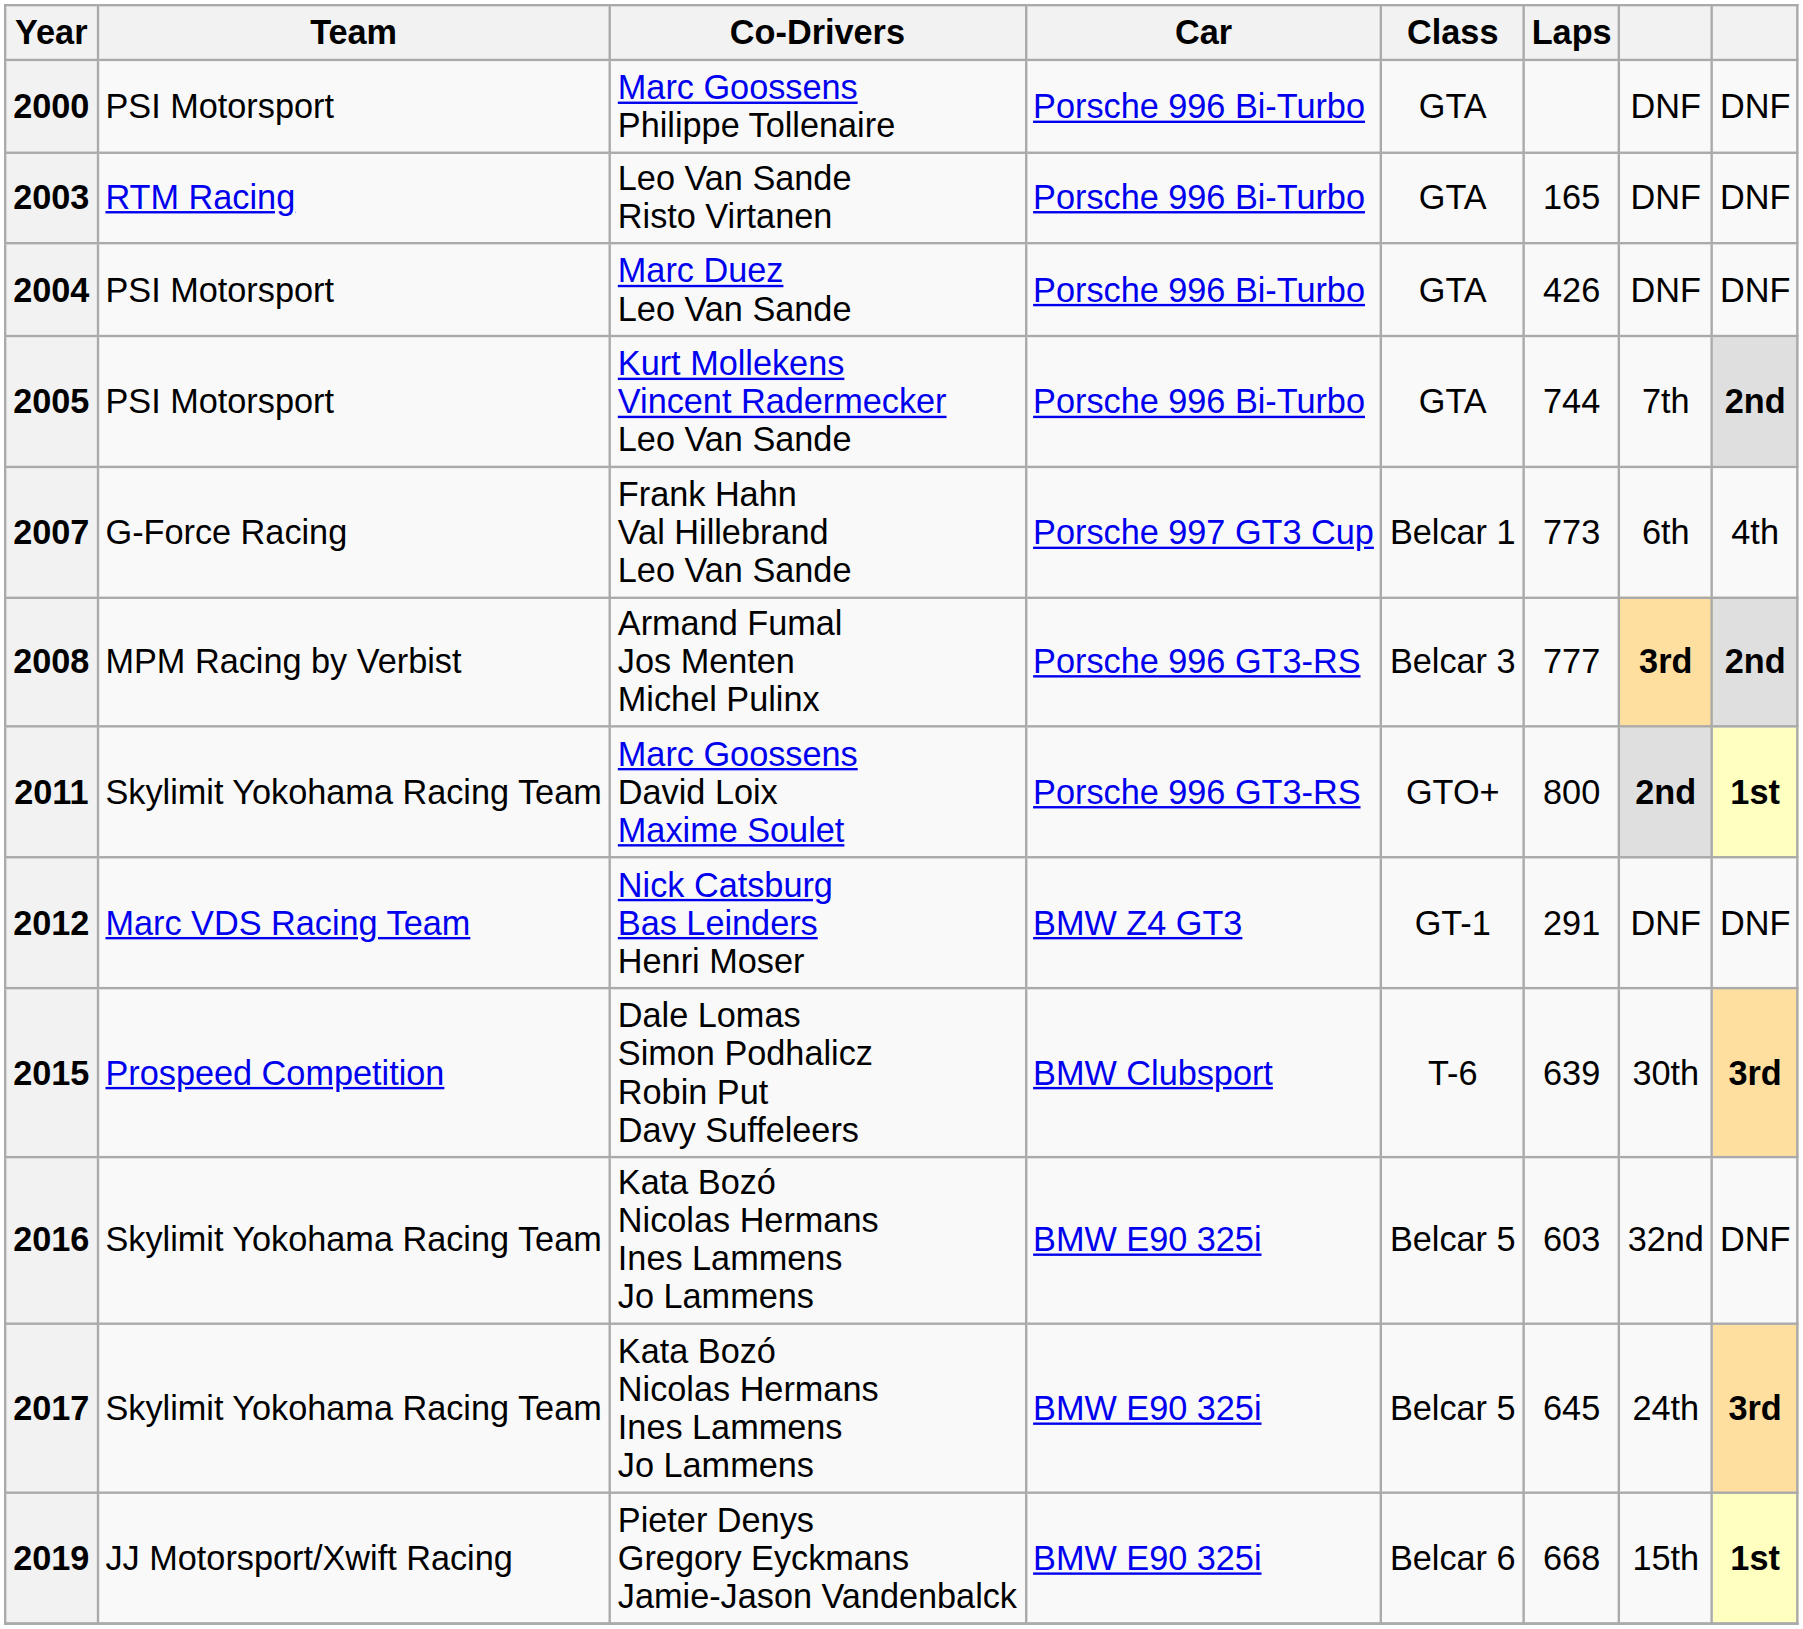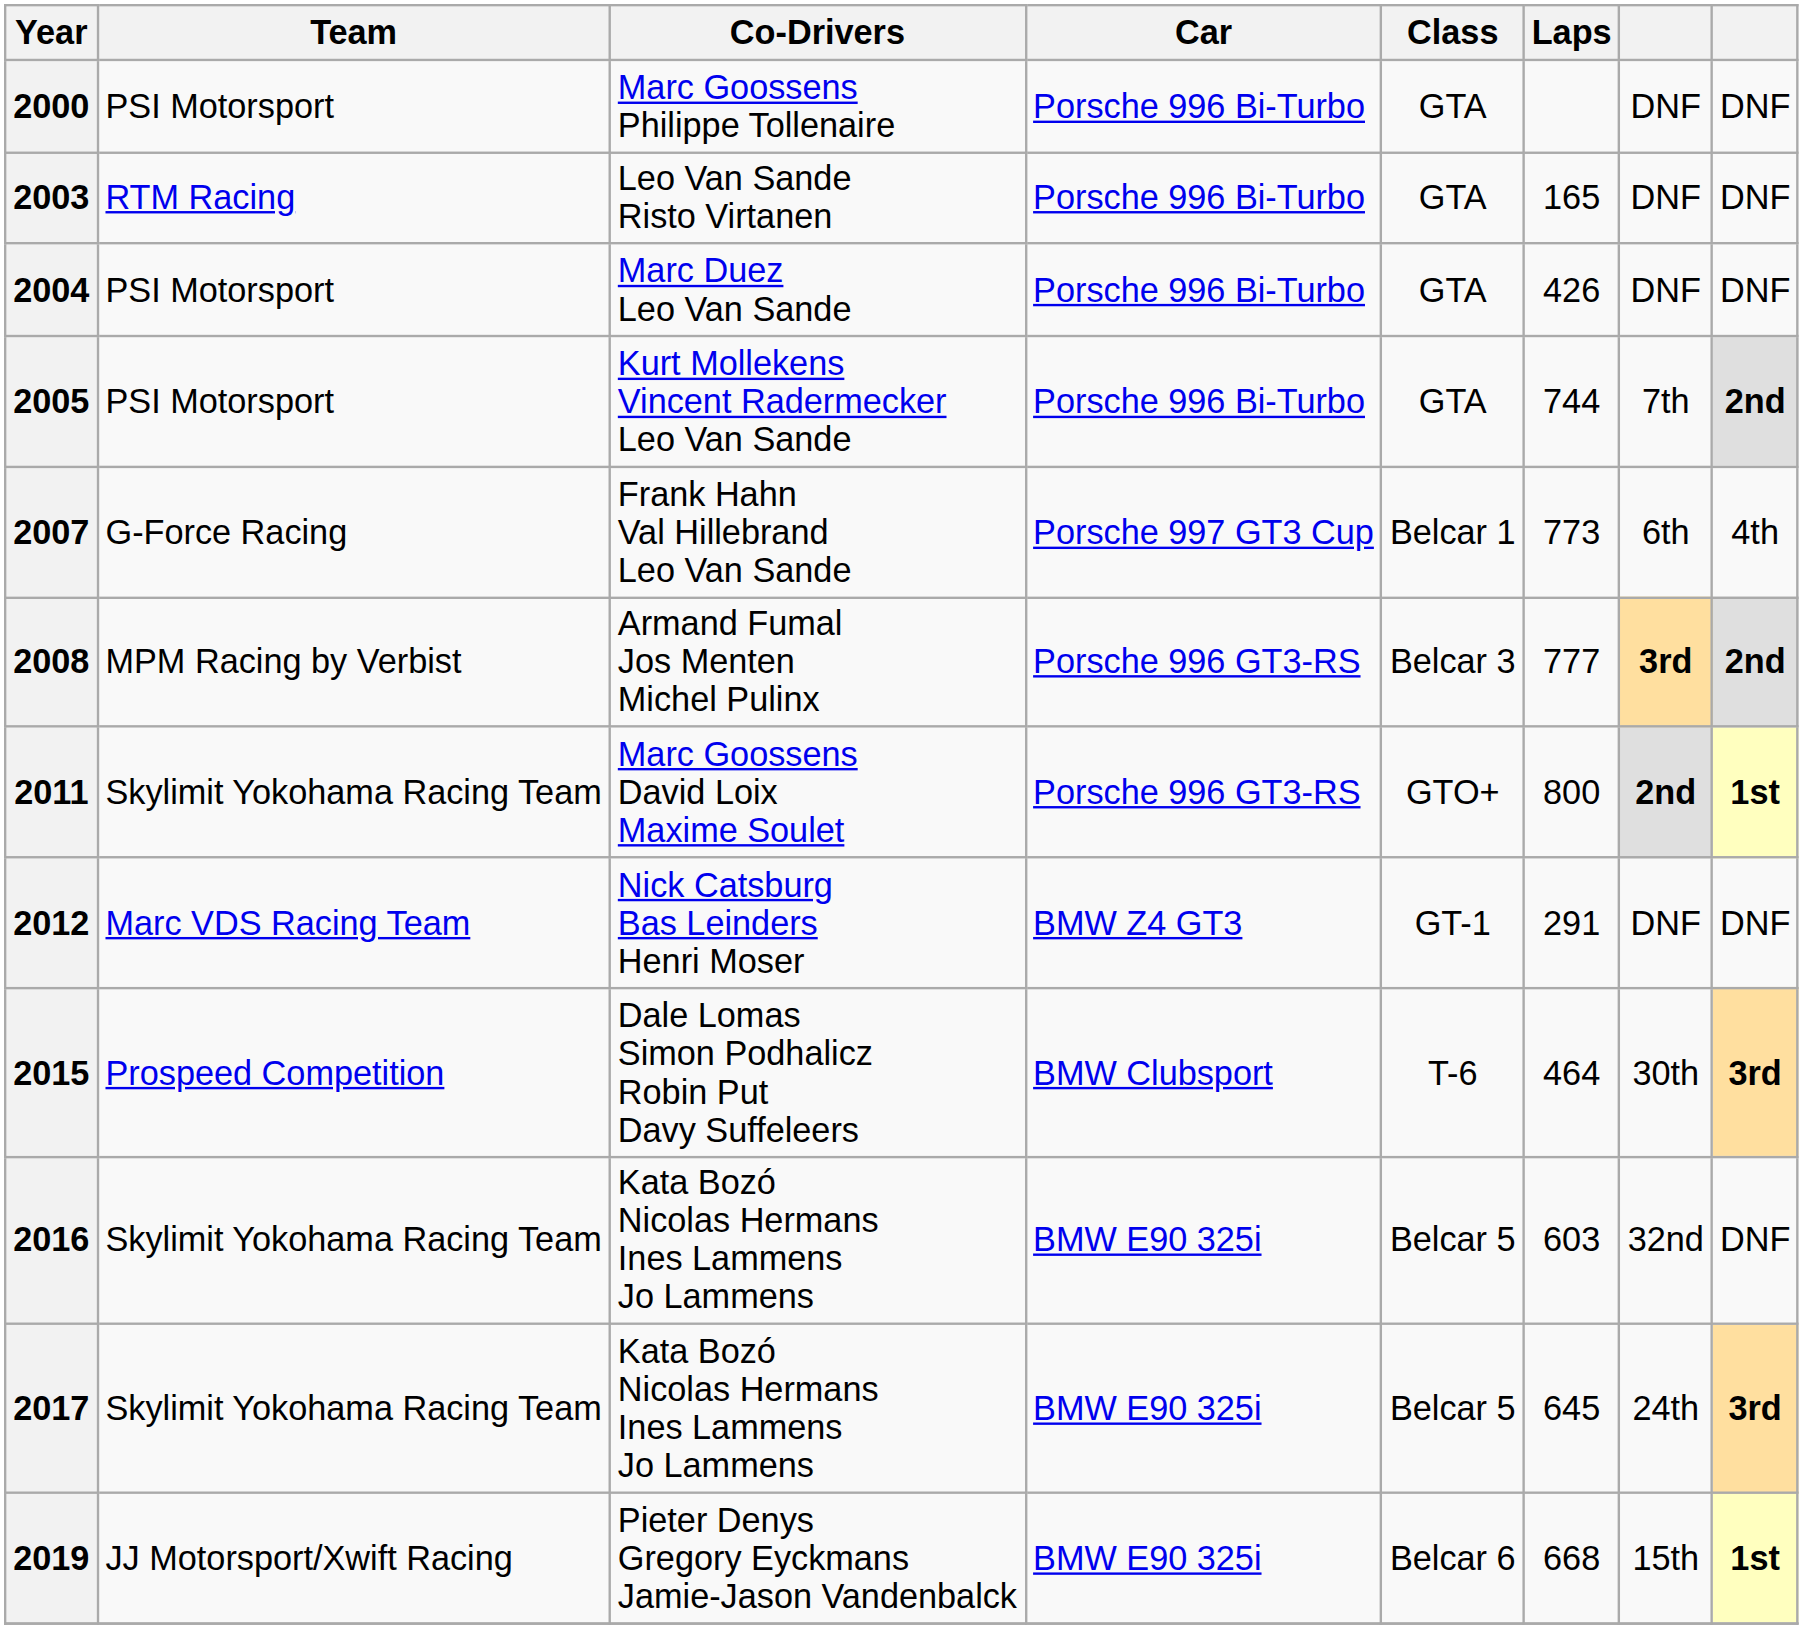(1572, 1072) 639 -> (1572, 1072) 464
